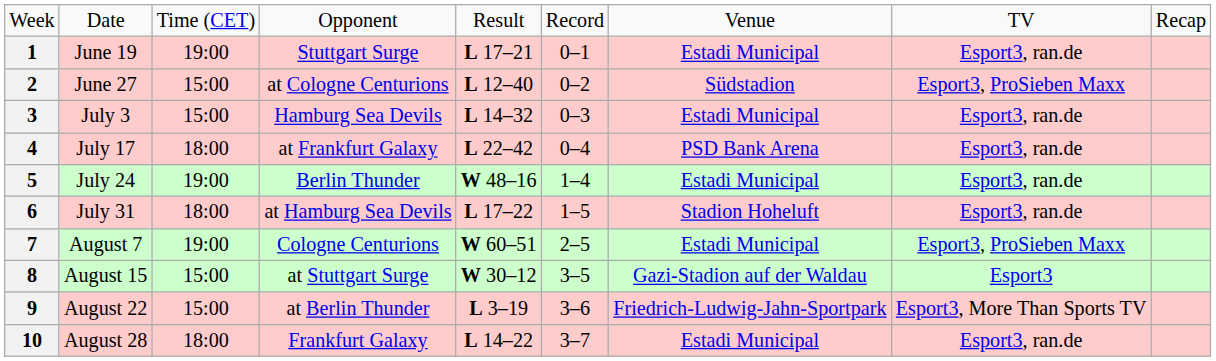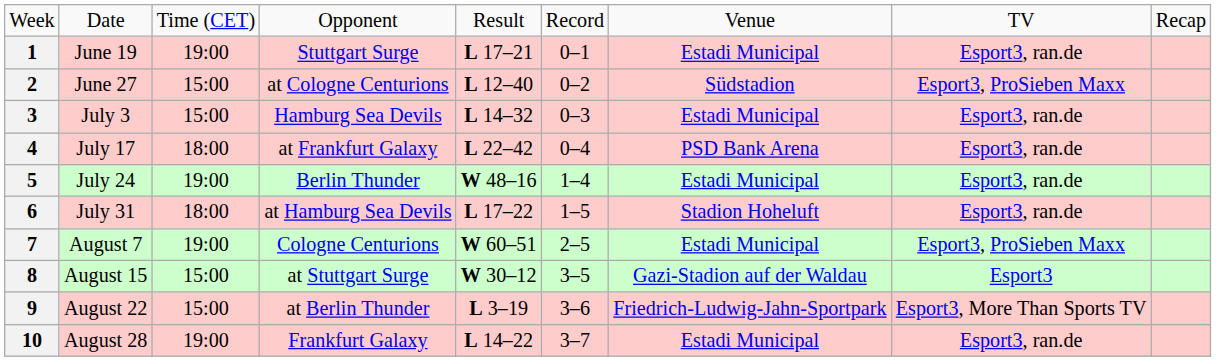(206, 340) 18:00 -> (206, 340) 19:00
